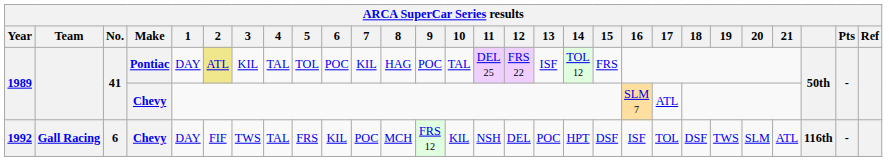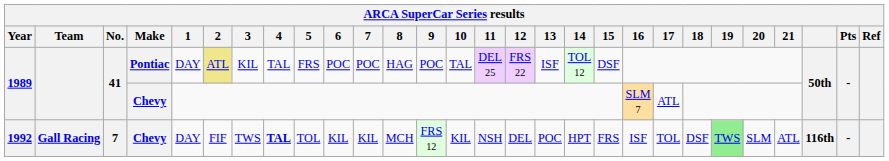(307, 65) TOL -> (309, 65) FRS
(366, 65) KIL -> (368, 65) POC
(607, 65) FRS -> (608, 65) DSF
(115, 138) 6 -> (115, 138) 7
(278, 138) normal -> (279, 138) bold
(307, 138) FRS -> (309, 138) TOL
(366, 138) POC -> (368, 138) KIL
(607, 138) DSF -> (608, 138) FRS
(726, 138) no background -> (727, 138) lightgreen background
